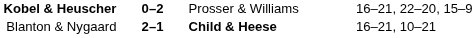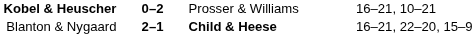(414, 9) 16–21, 22–20, 15–9 -> (396, 9) 16–21, 10–21
(396, 27) 16–21, 10–21 -> (414, 27) 16–21, 22–20, 15–9
